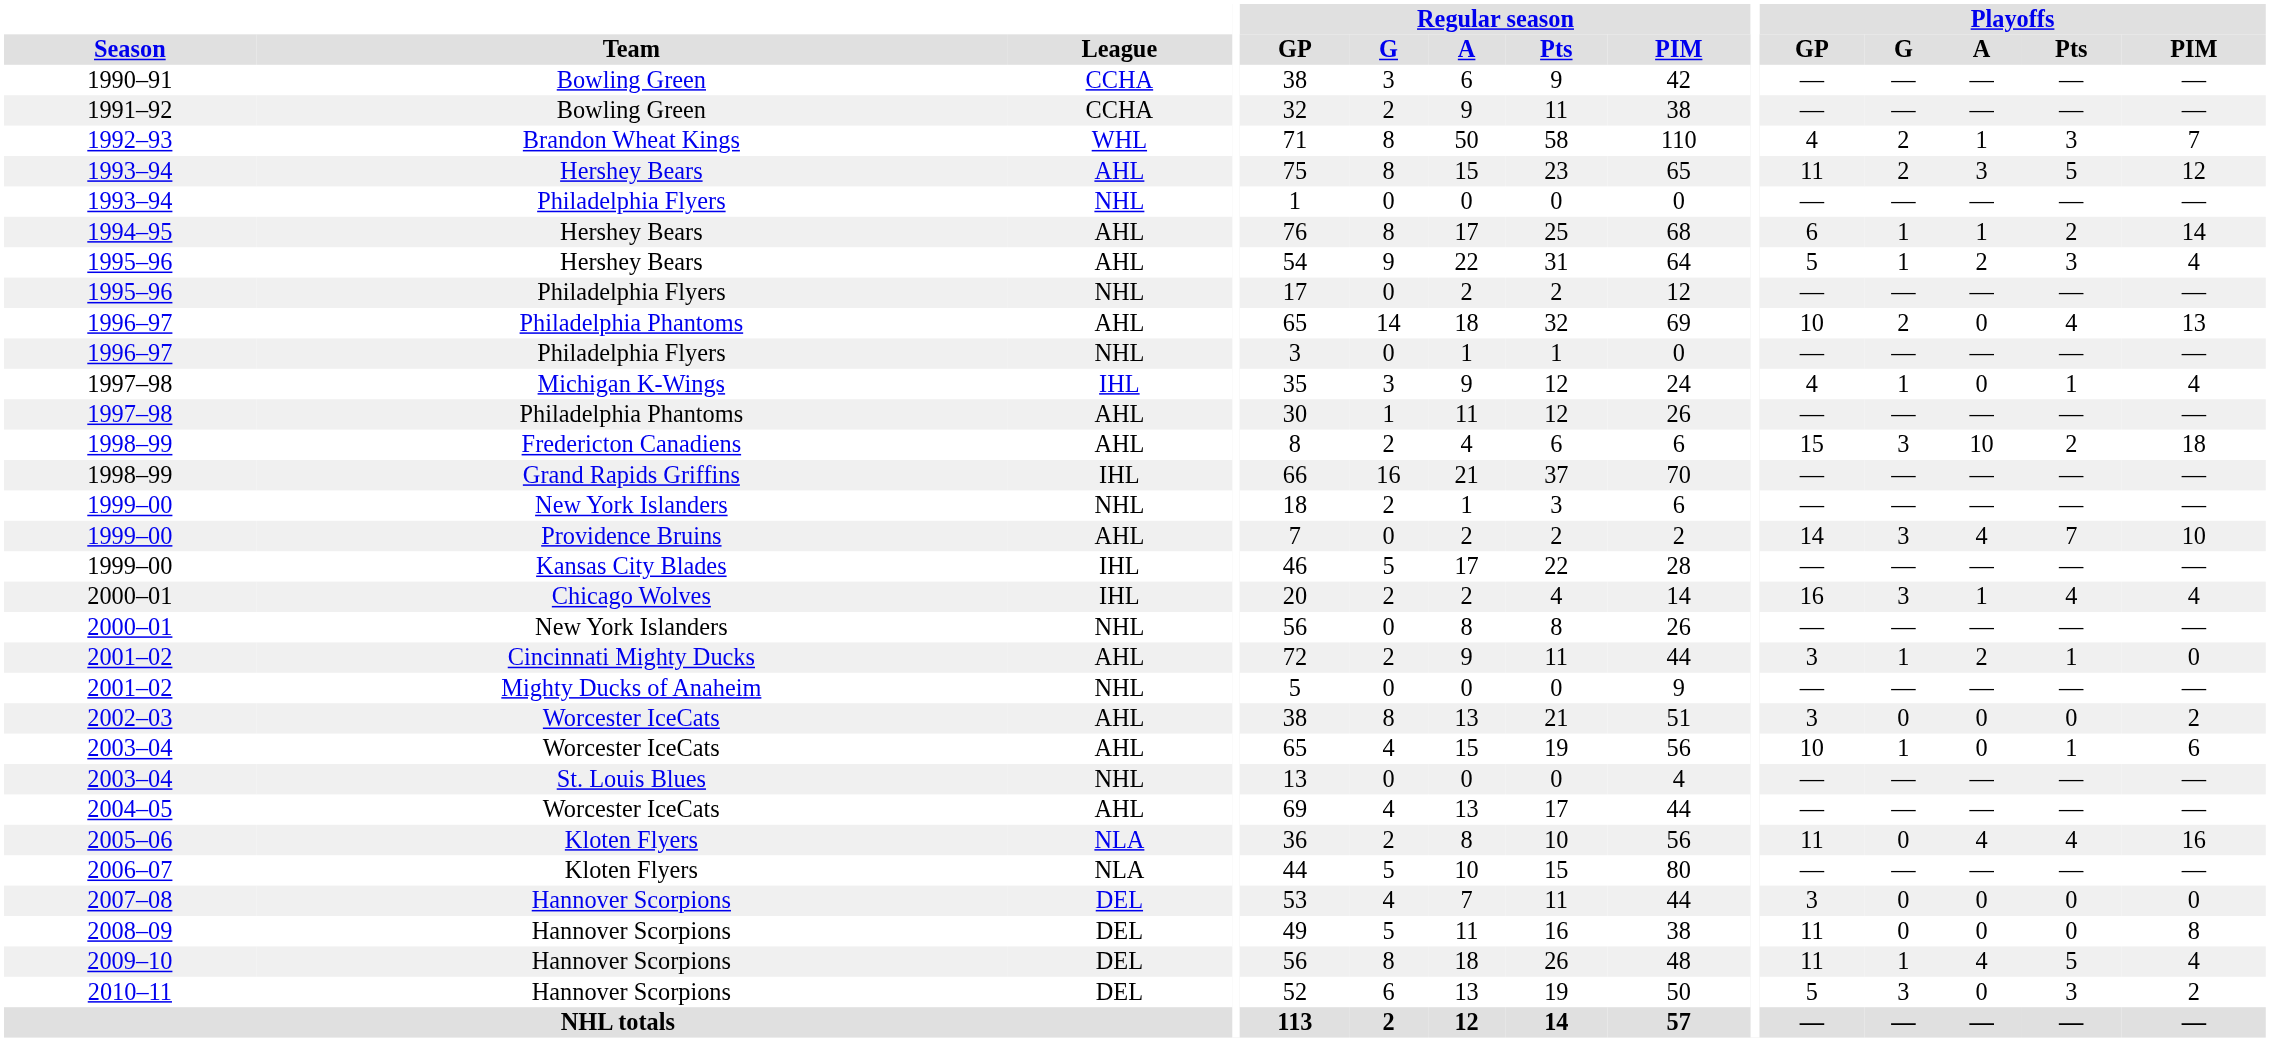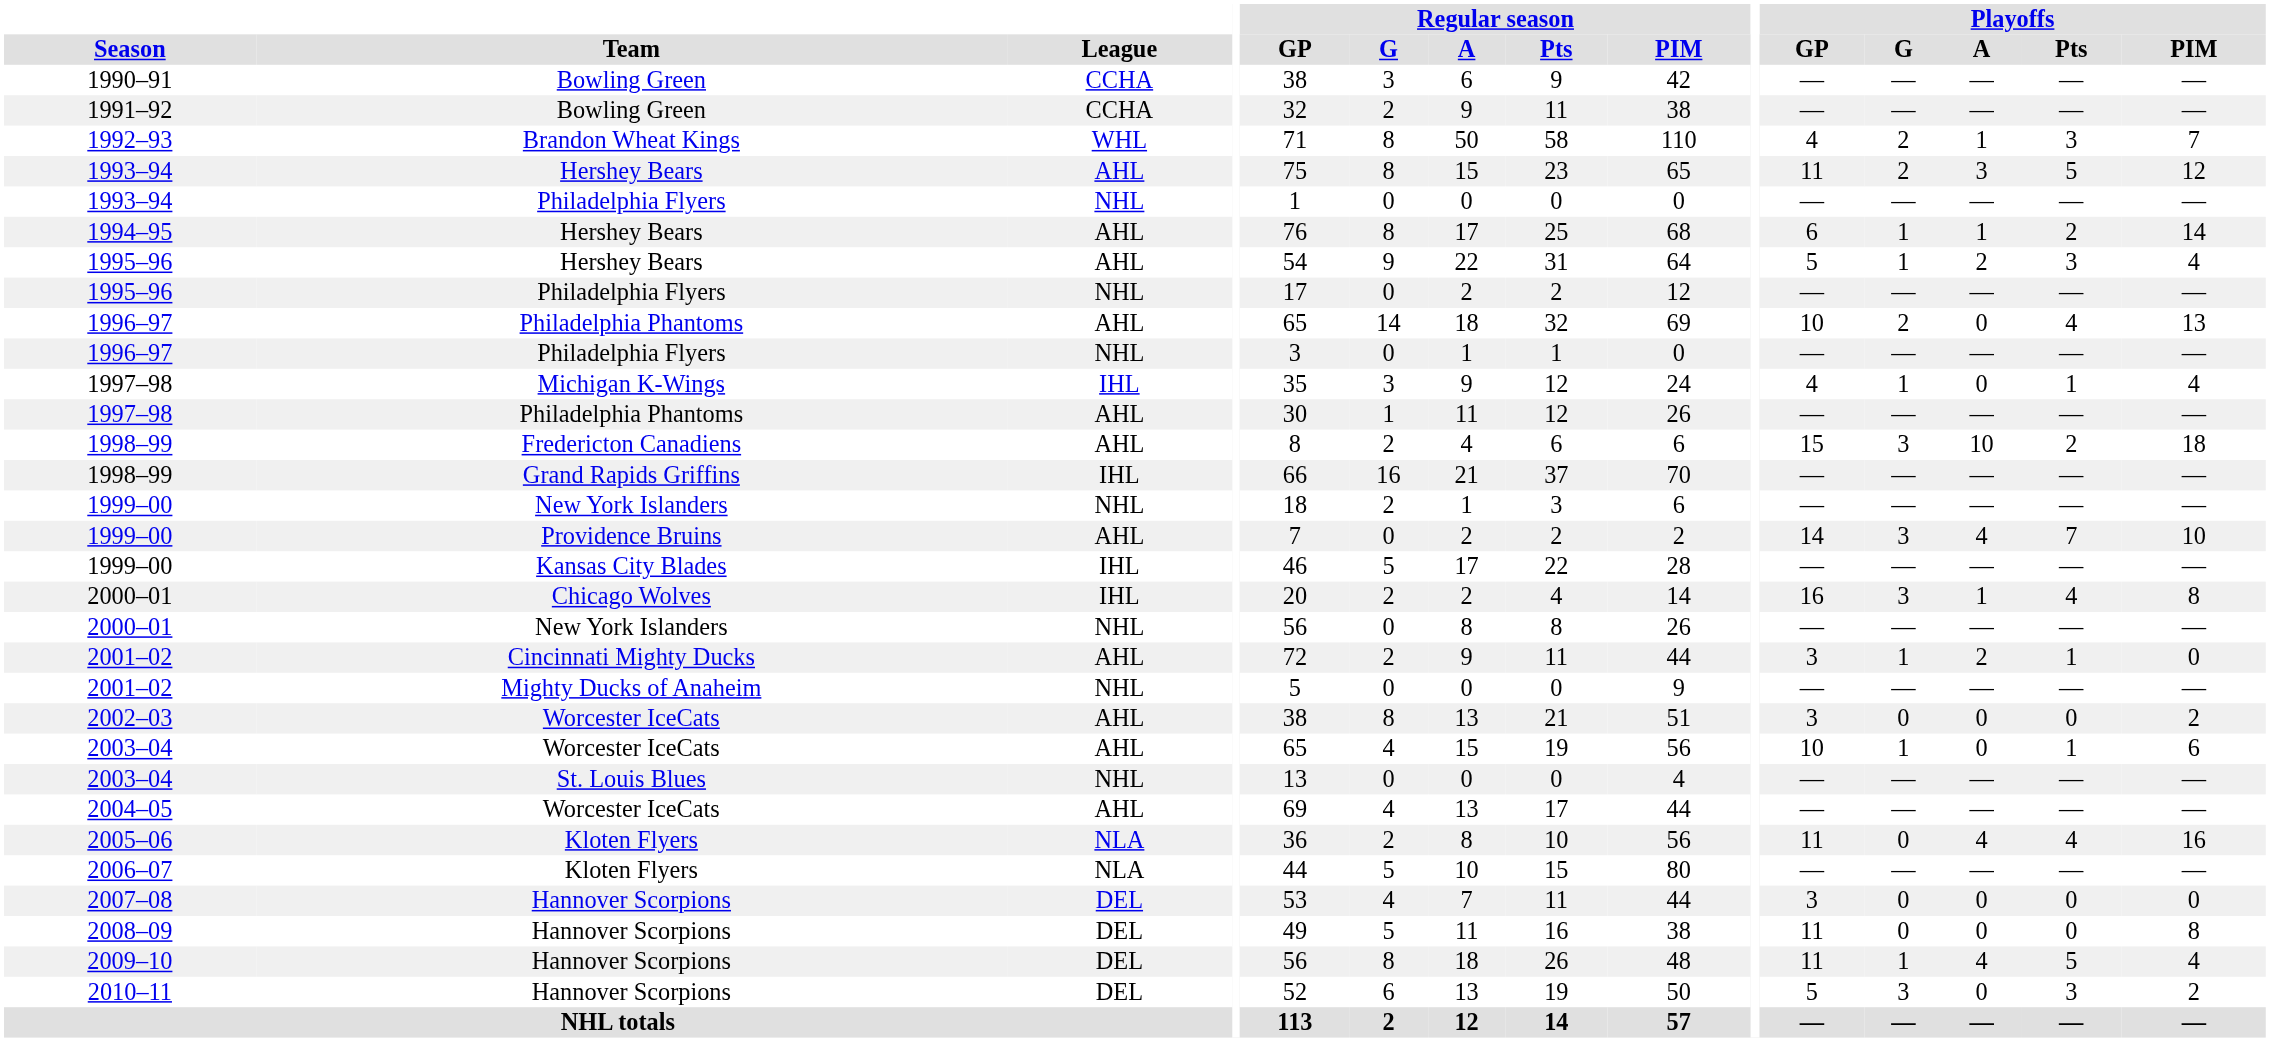(2194, 596) 4 -> (2194, 596) 8
